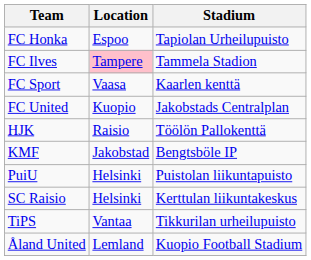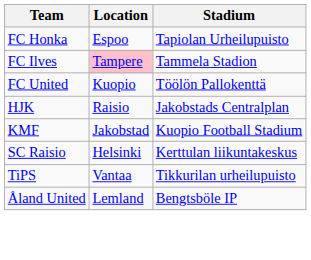- row: (34, 84)
(222, 107) Jakobstads Centralplan -> (211, 84) Töölön Pallokenttä
(211, 130) Töölön Pallokenttä -> (222, 107) Jakobstads Centralplan
(196, 152) Bengtsböle IP -> (229, 130) Kuopio Football Stadium
- row: (23, 175)
(229, 244) Kuopio Football Stadium -> (196, 198) Bengtsböle IP
